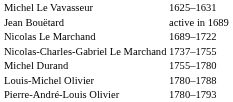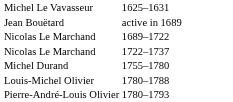+ row: (146, 51)
- row: (193, 51)
